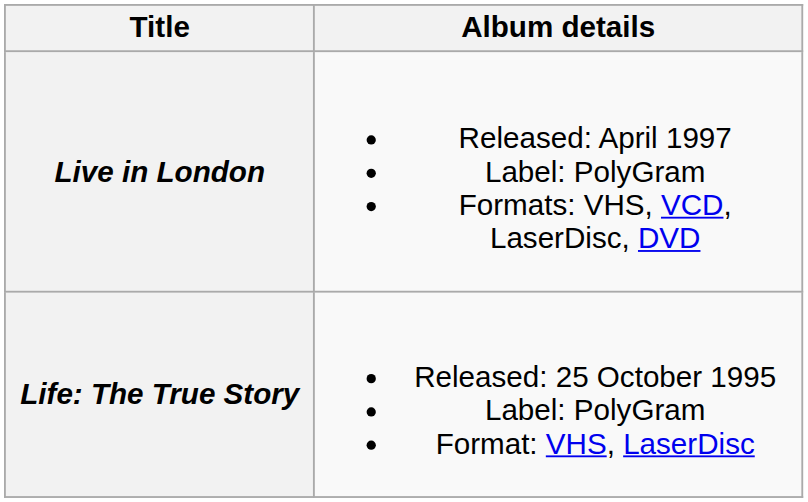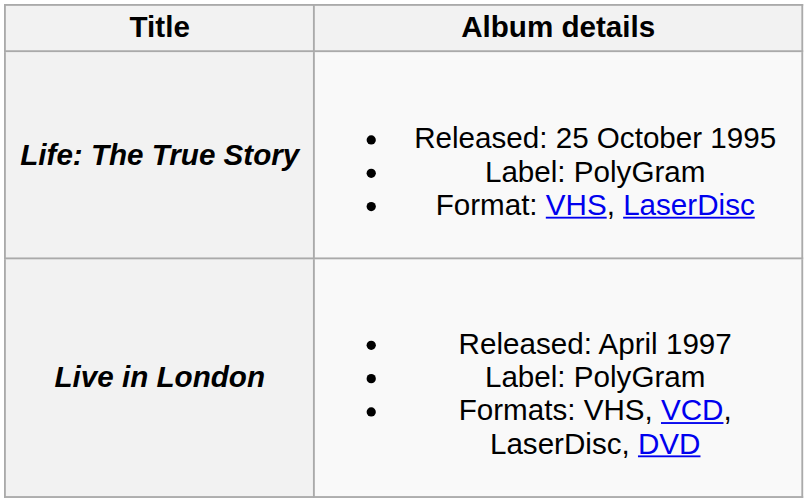rows swapped: (160, 393) <-> (160, 171)
